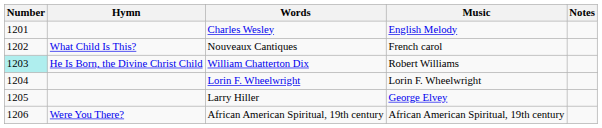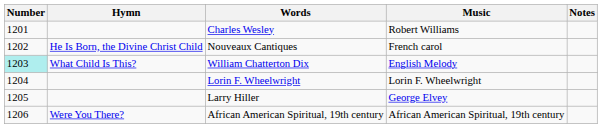(423, 30) English Melody -> (424, 30) Robert Williams
(93, 47) What Child Is This? -> (126, 47) He Is Born, the Divine Christ Child
(126, 64) He Is Born, the Divine Christ Child -> (93, 64) What Child Is This?
(424, 64) Robert Williams -> (423, 64) English Melody
